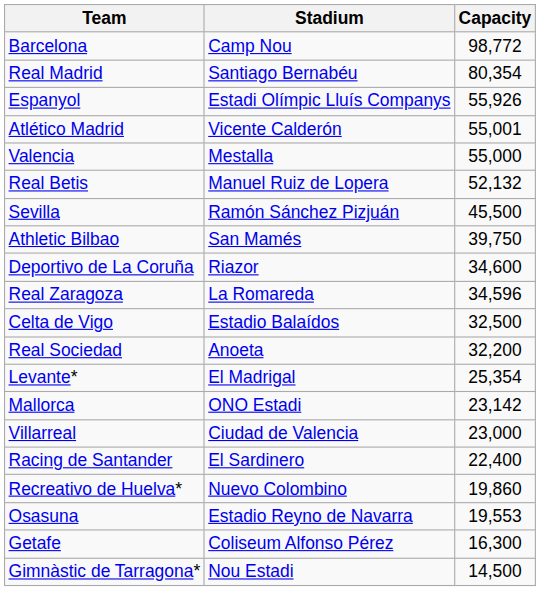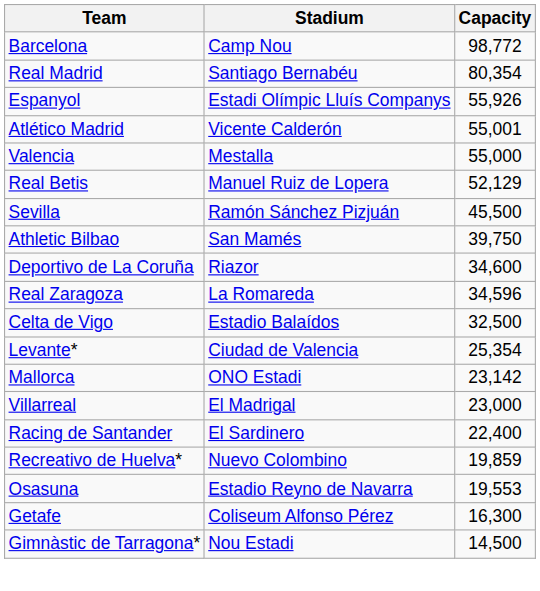(495, 184) 52,132 -> (495, 184) 52,129
- row: (65, 350)
(252, 377) El Madrigal -> (283, 350) Ciudad de Valencia
(283, 433) Ciudad de Valencia -> (252, 405) El Madrigal
(495, 488) 19,860 -> (495, 460) 19,859
